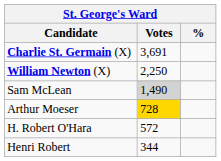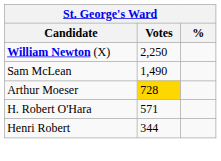- row: (69, 52)
(154, 90) lightgrey background -> (154, 71) no background
(149, 128) 572 -> (149, 109) 571
